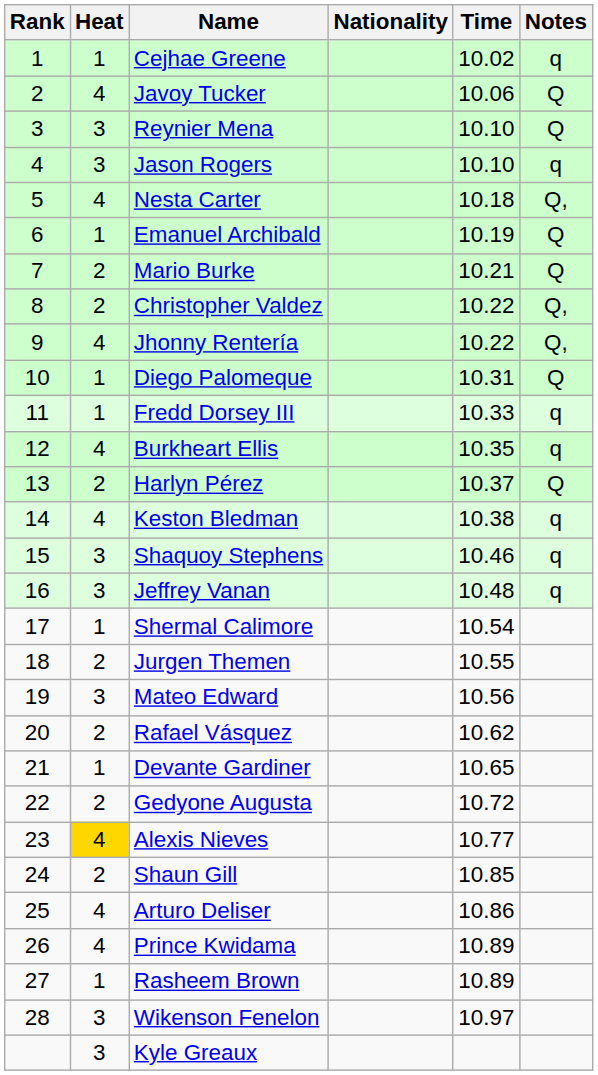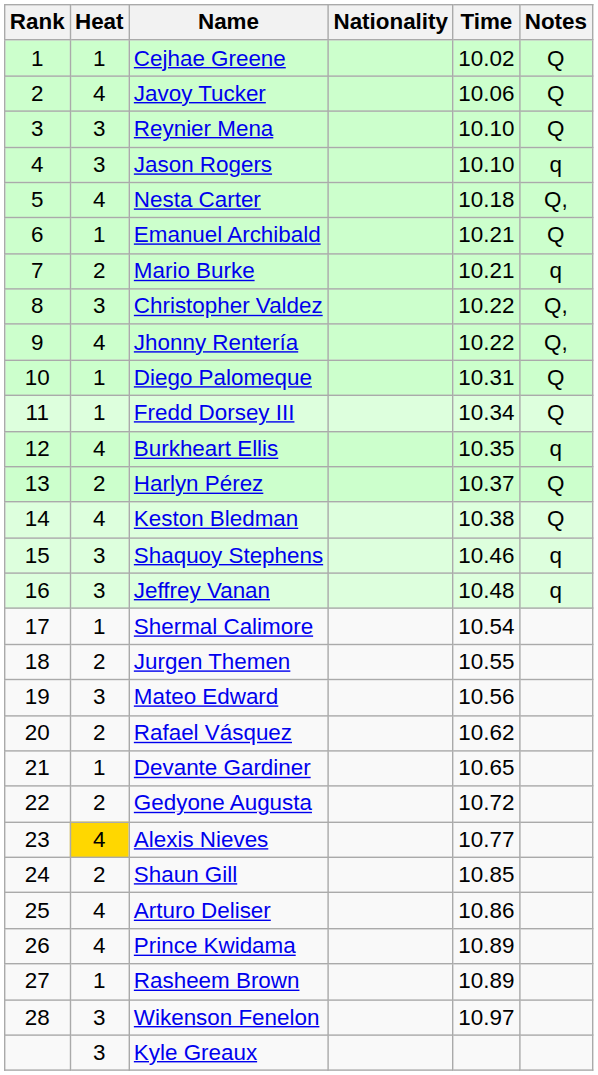(556, 57) q -> (556, 57) Q
(486, 235) 10.19 -> (486, 235) 10.21
(556, 270) Q -> (556, 270) q
(99, 306) 2 -> (99, 306) 3
(486, 413) 10.33 -> (486, 413) 10.34
(556, 413) q -> (556, 413) Q
(556, 519) q -> (556, 519) Q
